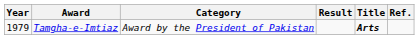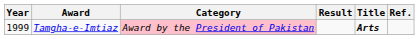(18, 27) 1979 -> (18, 27) 1999
(218, 27) no background -> (218, 27) pink background
